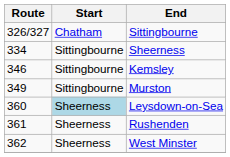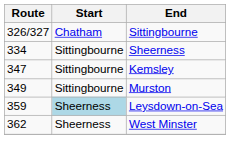(17, 69) 346 -> (17, 69) 347
(17, 106) 360 -> (17, 106) 359
- row: (159, 124)
